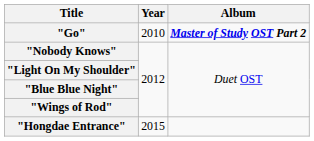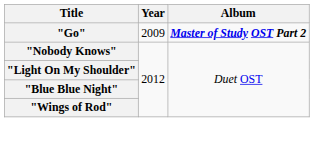(153, 32) 2010 -> (153, 32) 2009
- row: (71, 126)
